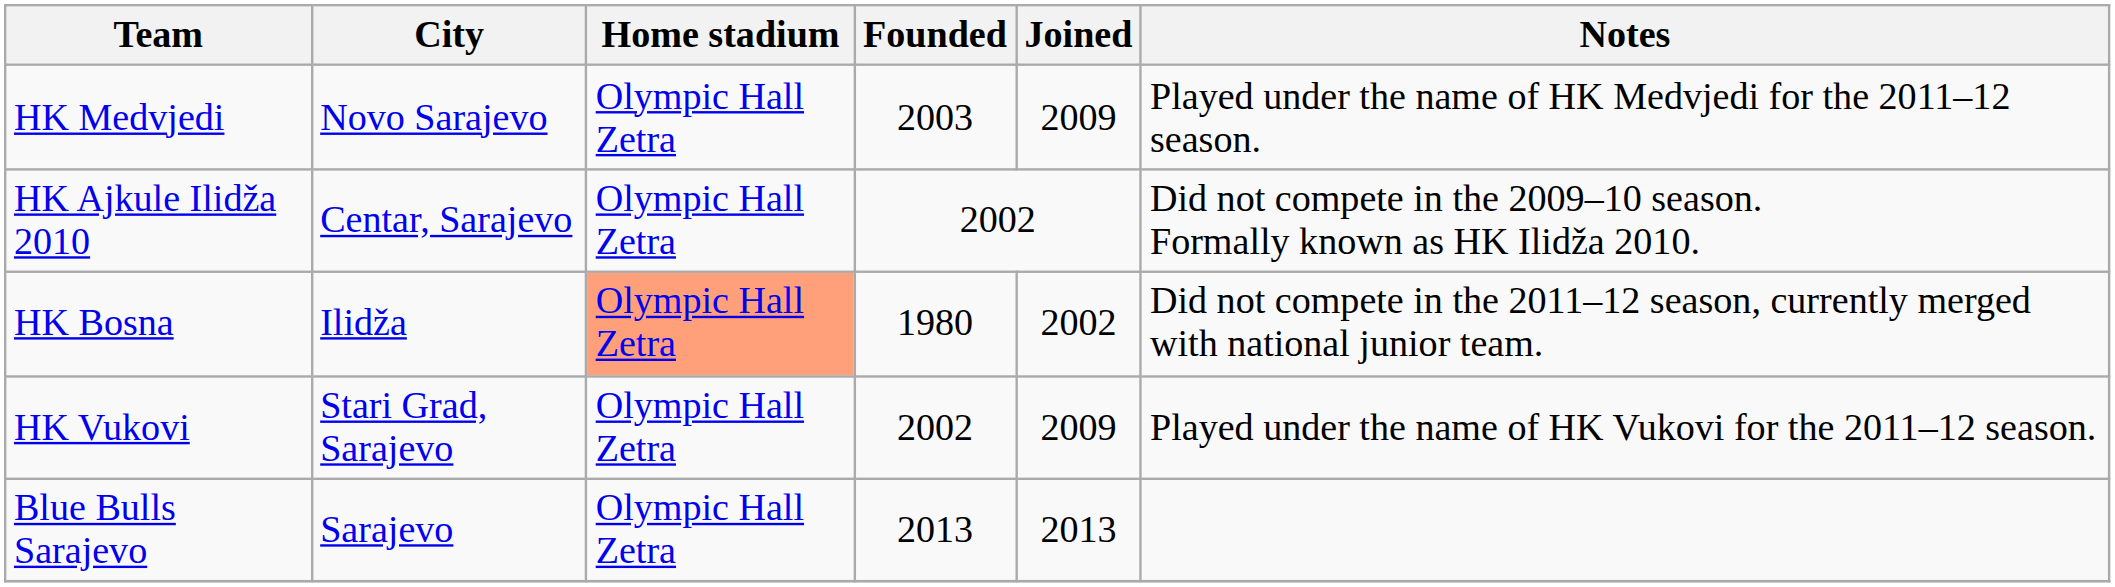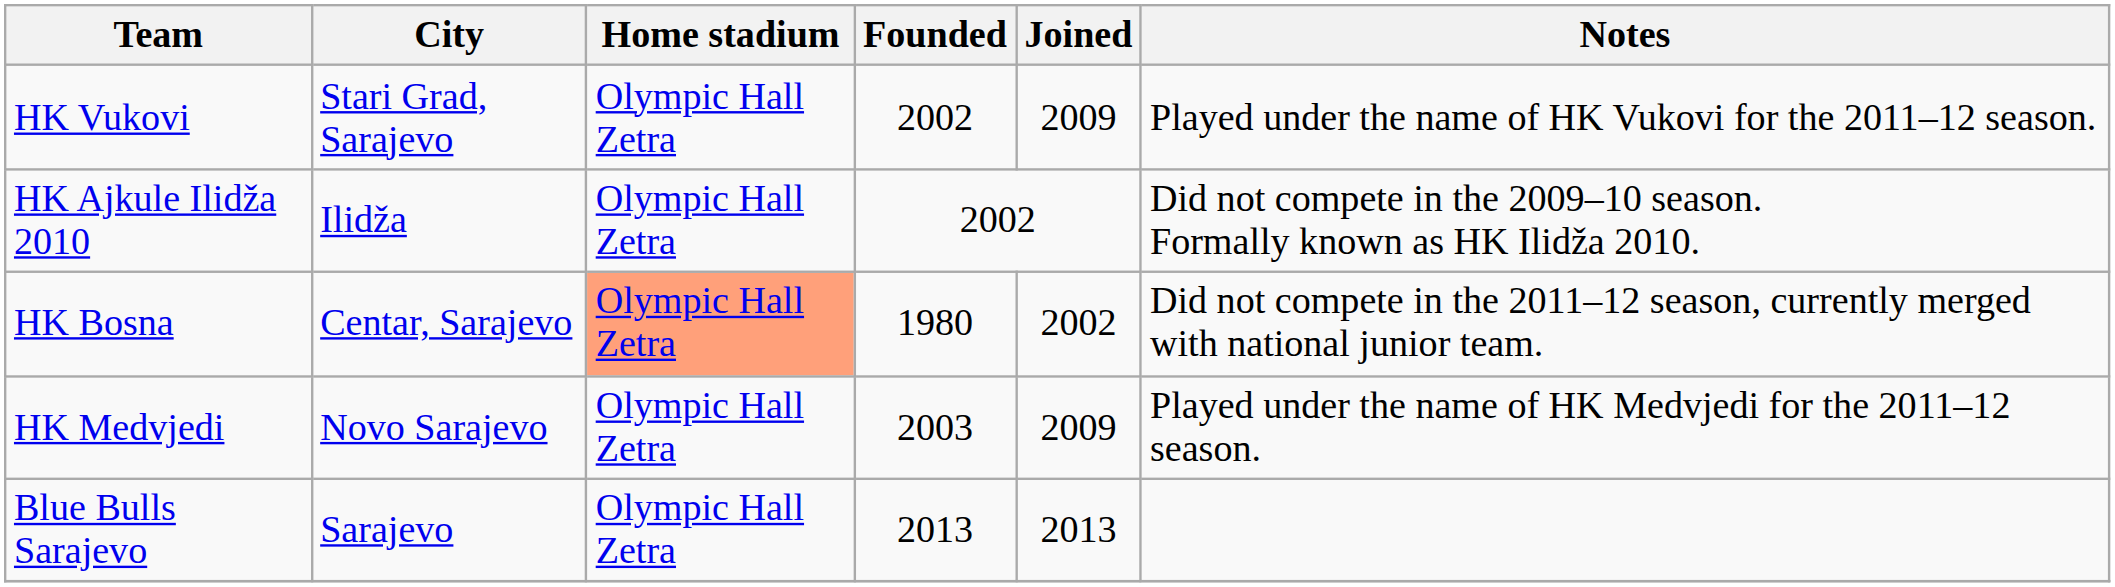rows swapped: (119, 116) <-> (102, 426)
(446, 219) Centar, Sarajevo -> (364, 219) Ilidža
(364, 322) Ilidža -> (446, 322) Centar, Sarajevo
